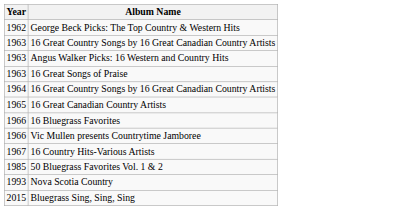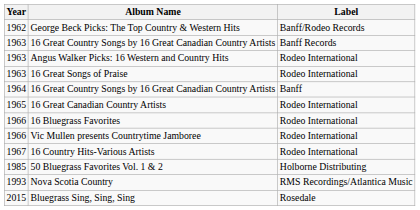+ column: (346, 12)
